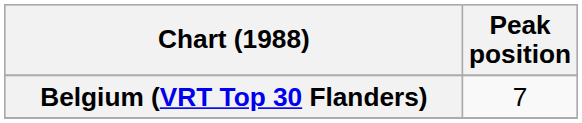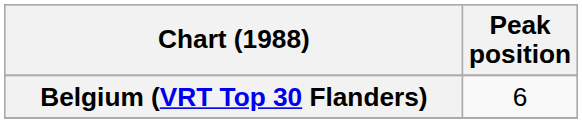(520, 96) 7 -> (520, 96) 6
